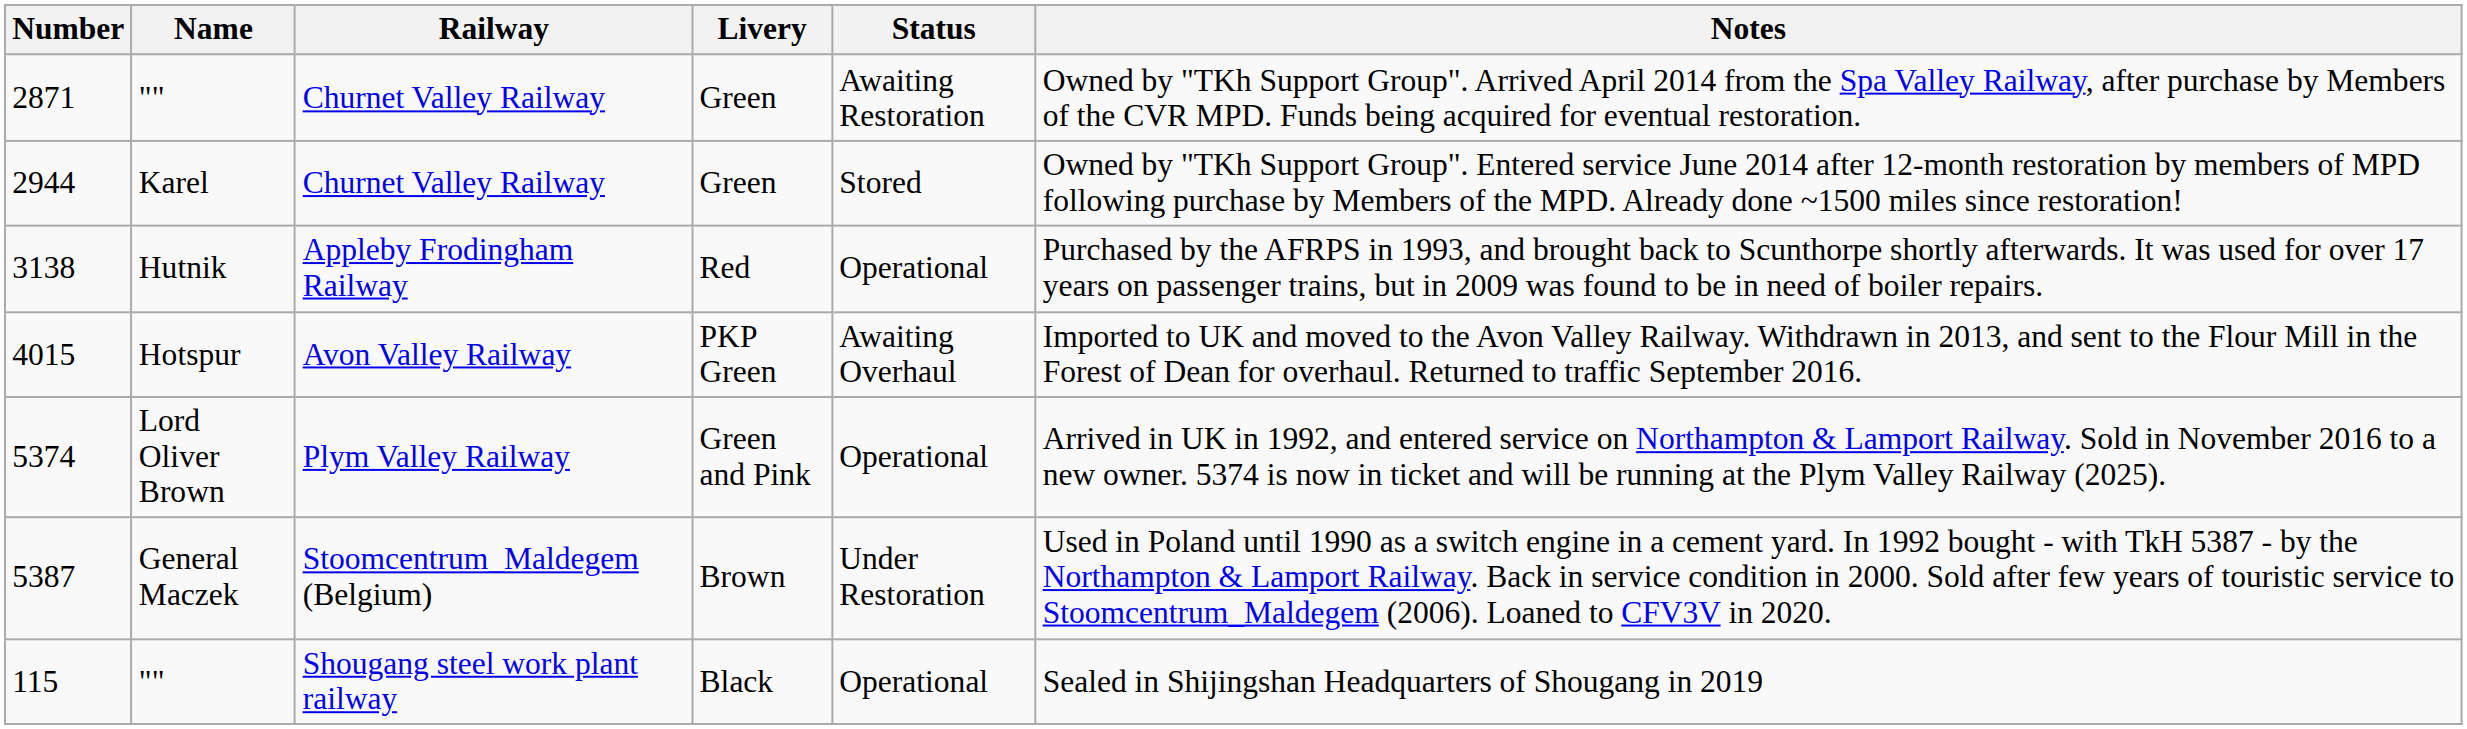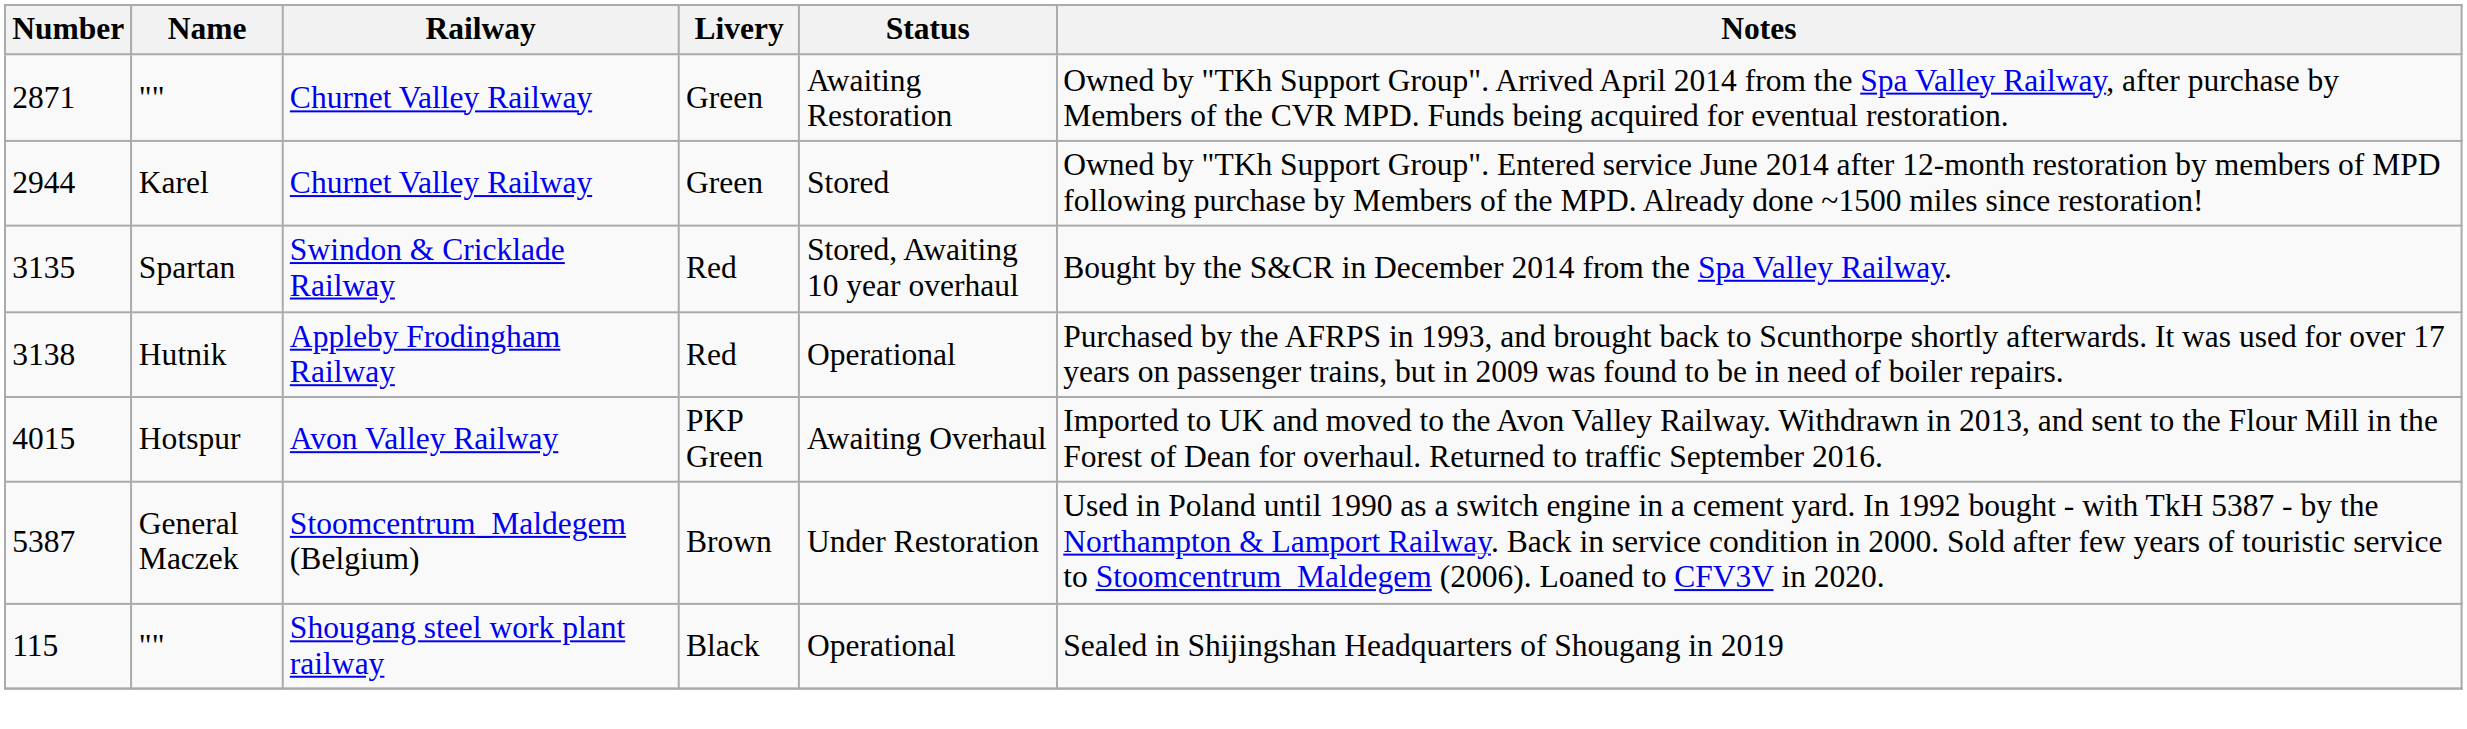+ row: (44, 268)
- row: (44, 456)
